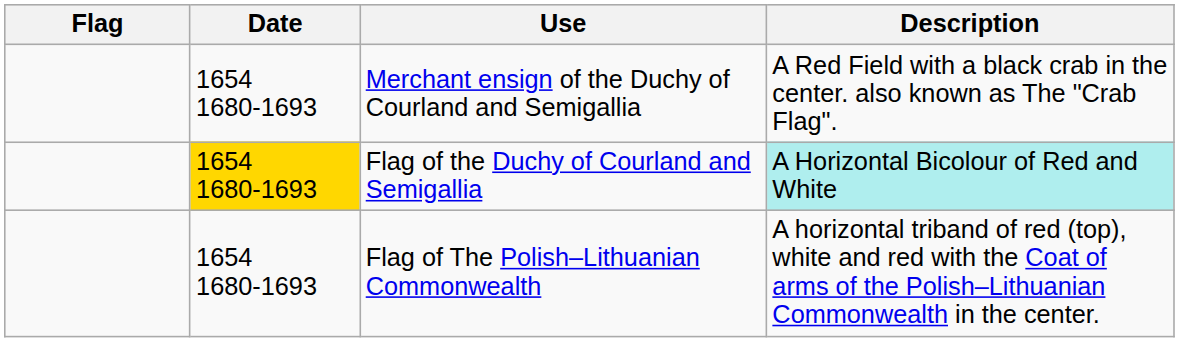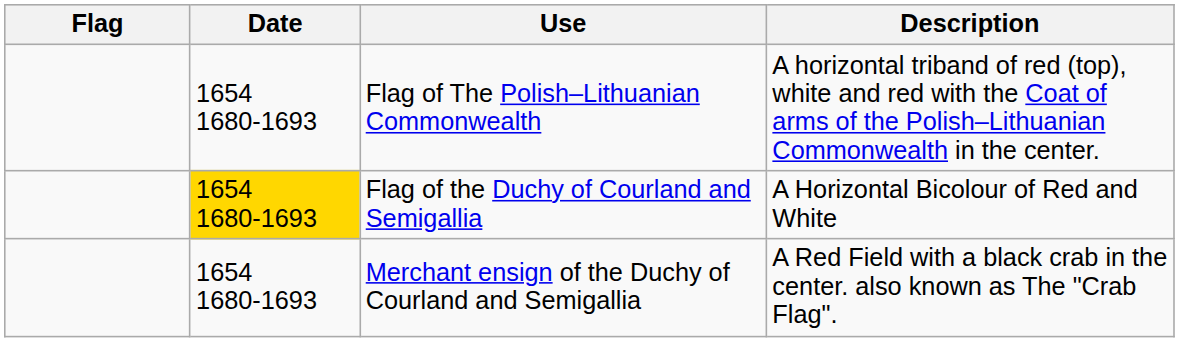rows swapped: (533, 272) <-> (548, 93)
(955, 175) paleturquoise background -> (955, 204) no background
